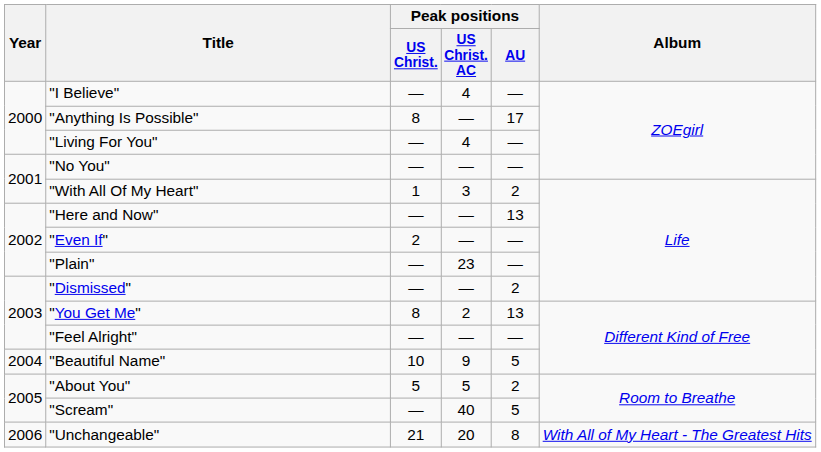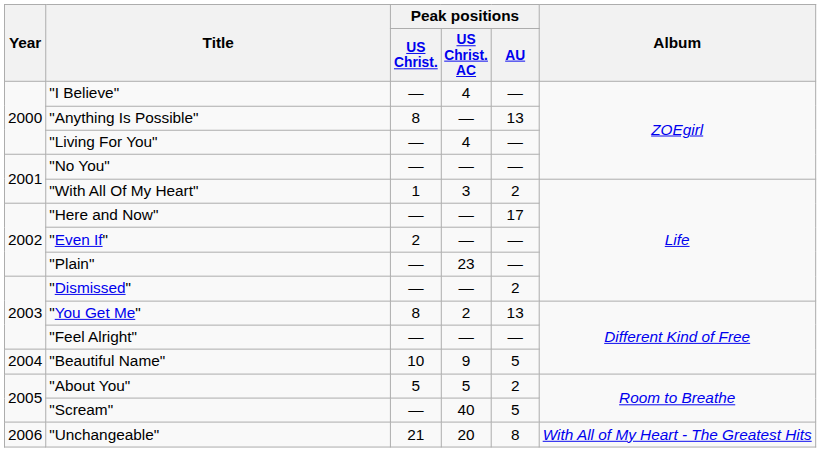(515, 117) 17 -> (515, 117) 13
(515, 215) 13 -> (515, 215) 17
